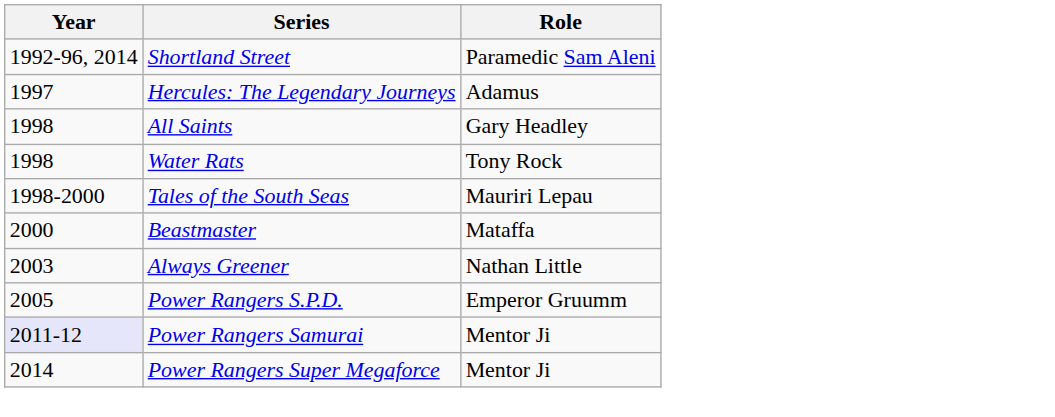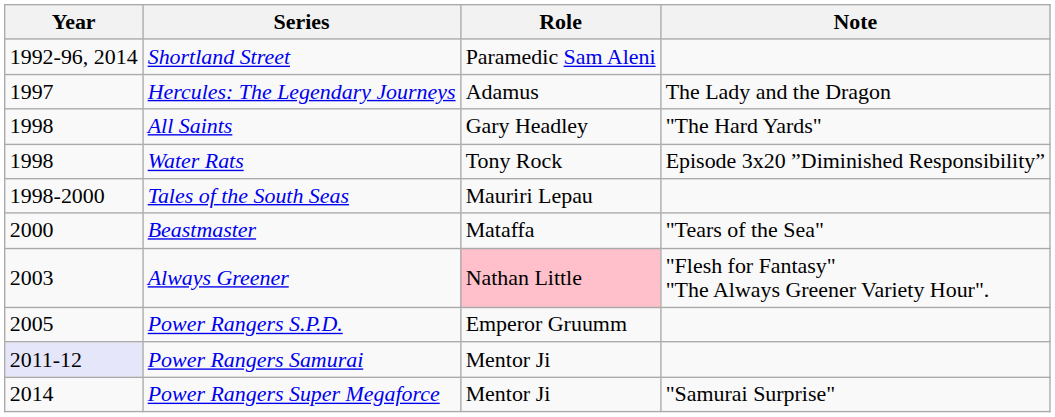+ column: (855, 21)
(524, 265) no background -> (524, 277) pink background
